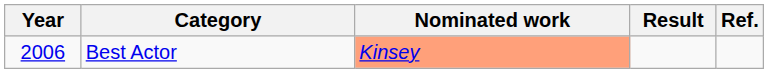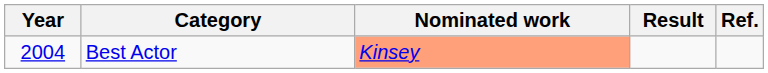(43, 52) 2006 -> (43, 52) 2004
